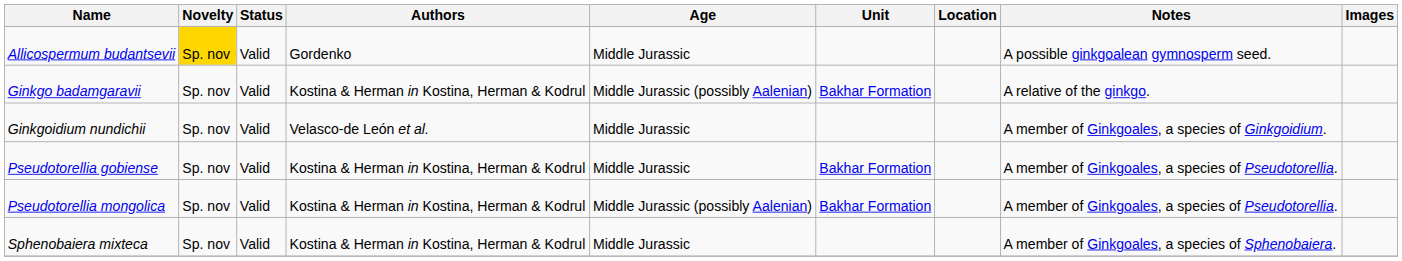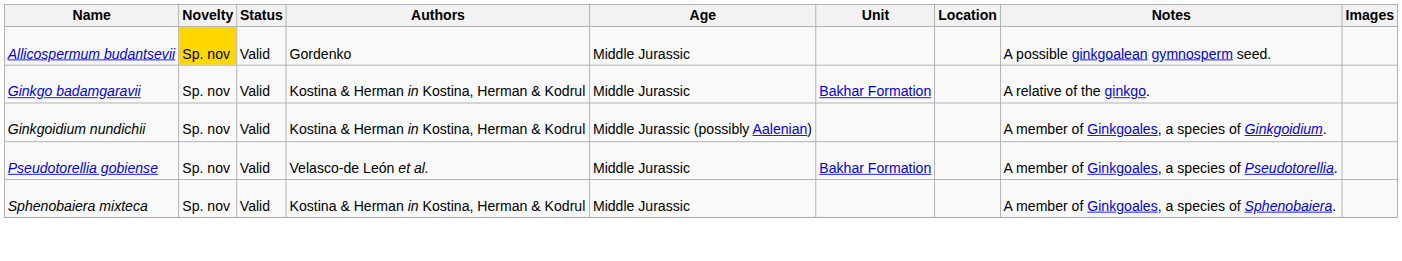(702, 92) Middle Jurassic (possibly Aalenian) -> (641, 92) Middle Jurassic
(359, 130) Velasco-de León et al. -> (437, 130) Kostina & Herman in Kostina, Herman & Kodrul
(641, 130) Middle Jurassic -> (702, 130) Middle Jurassic (possibly Aalenian)
(437, 168) Kostina & Herman in Kostina, Herman & Kodrul -> (359, 168) Velasco-de León et al.
- row: (86, 206)
